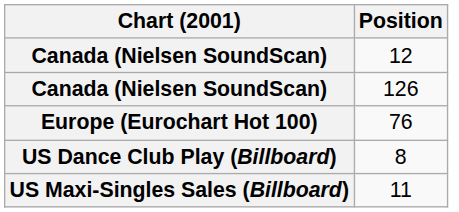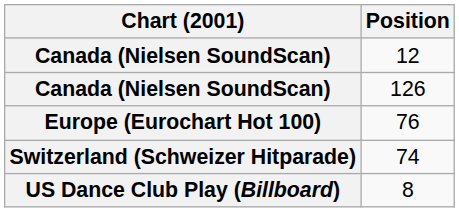+ row: (408, 156)
- row: (401, 190)
